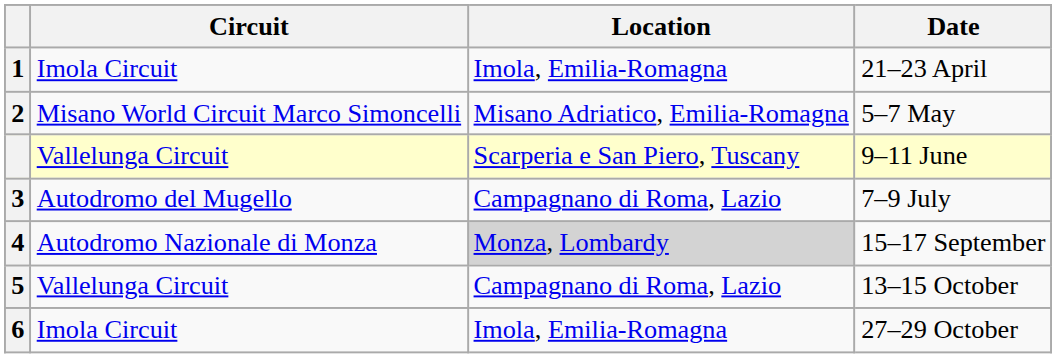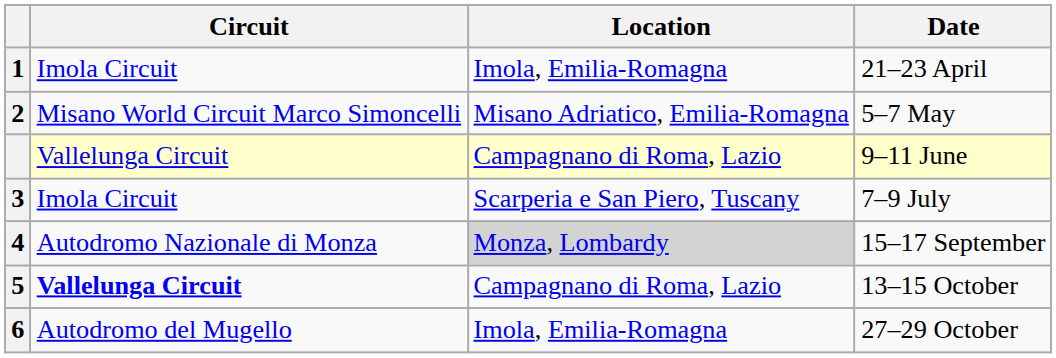(636, 155) Scarperia e San Piero, Tuscany -> (627, 155) Campagnano di Roma, Lazio
(164, 198) Autodromo del Mugello -> (107, 198) Imola Circuit
(627, 198) Campagnano di Roma, Lazio -> (636, 198) Scarperia e San Piero, Tuscany
(133, 285) normal -> (139, 285) bold
(107, 328) Imola Circuit -> (164, 328) Autodromo del Mugello
